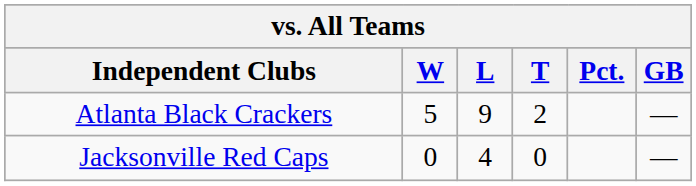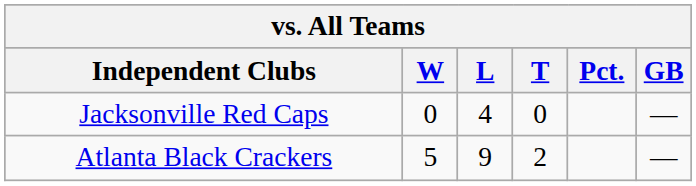rows swapped: (204, 113) <-> (204, 157)
